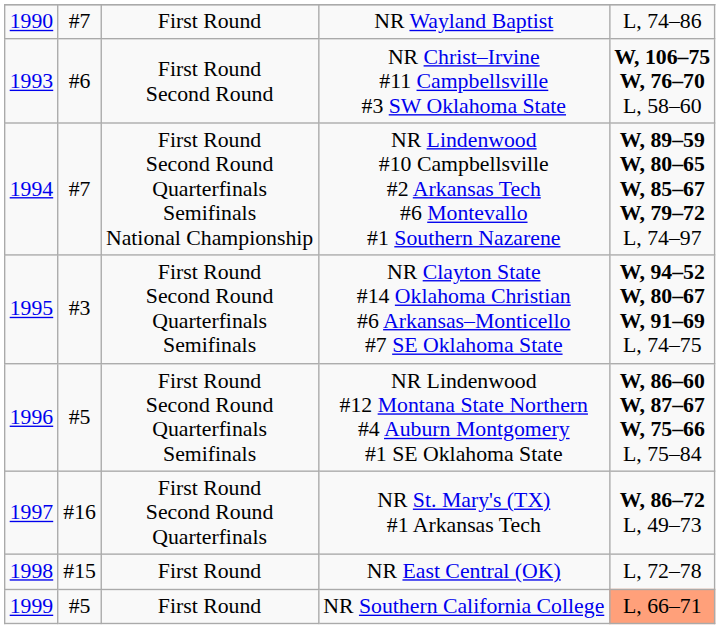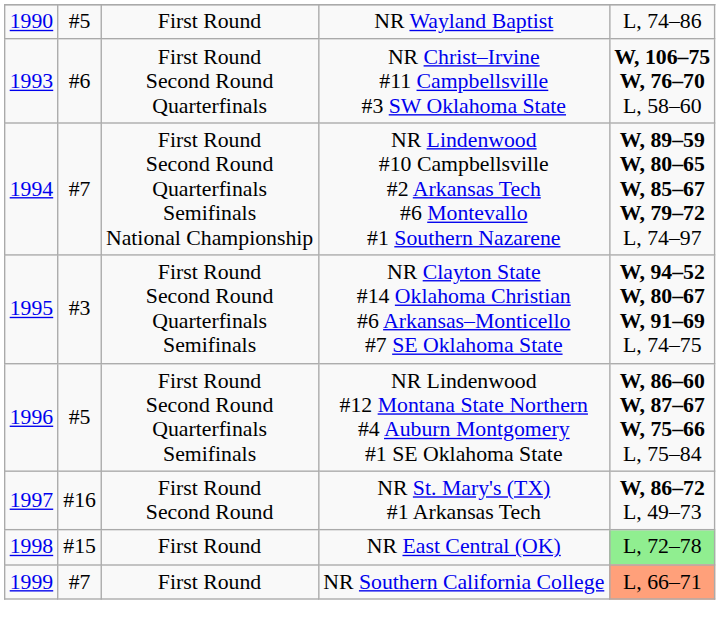(80, 21) #7 -> (80, 21) #5
(210, 80) First Round Second Round -> (210, 80) First Round Second Round Quarterfinals
(210, 512) First Round Second Round Quarterfinals -> (210, 500) First Round Second Round
(662, 571) no background -> (662, 547) lightgreen background
(80, 606) #5 -> (80, 581) #7
